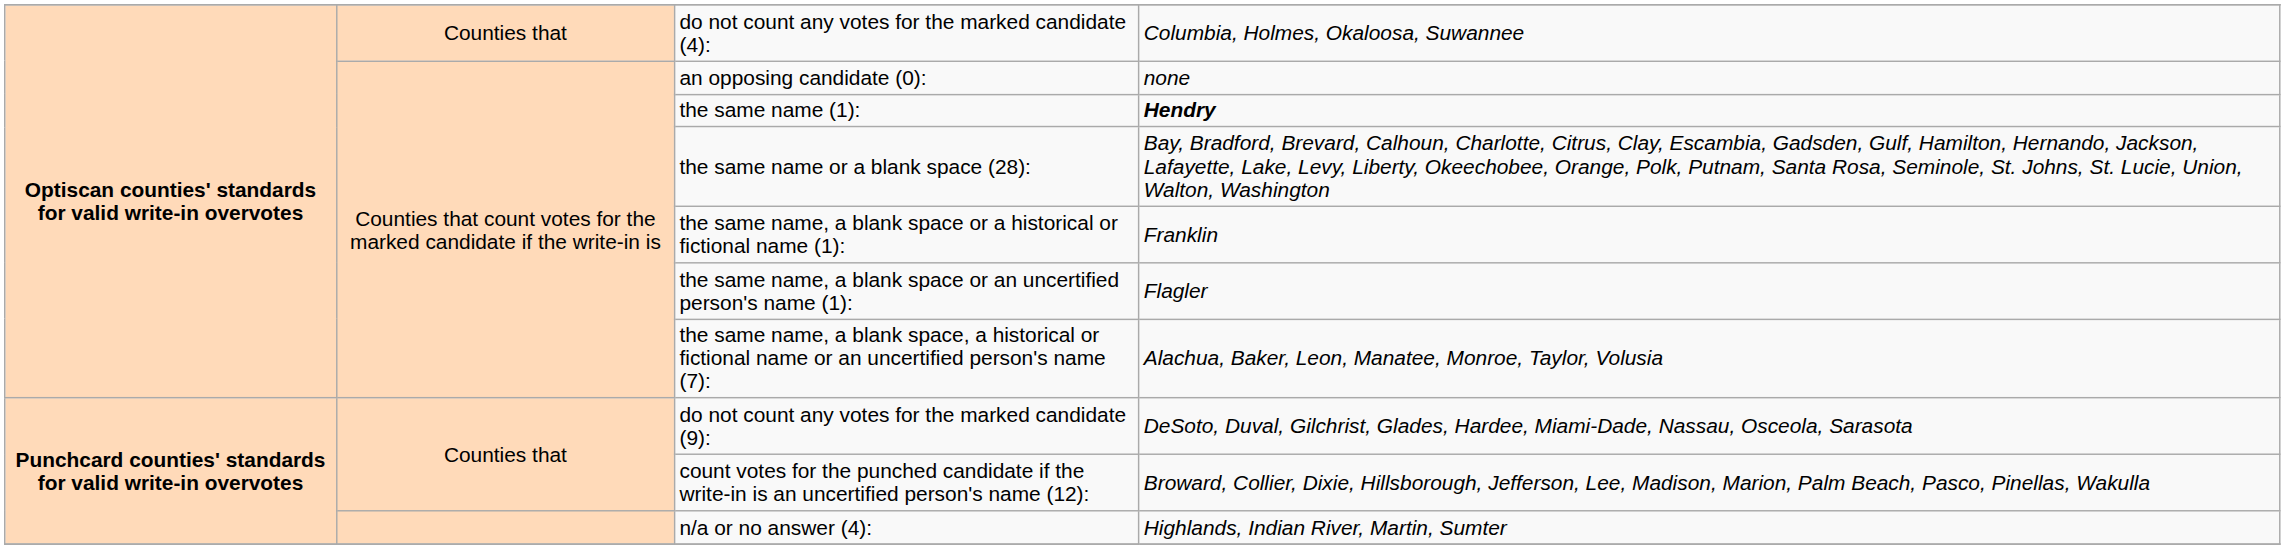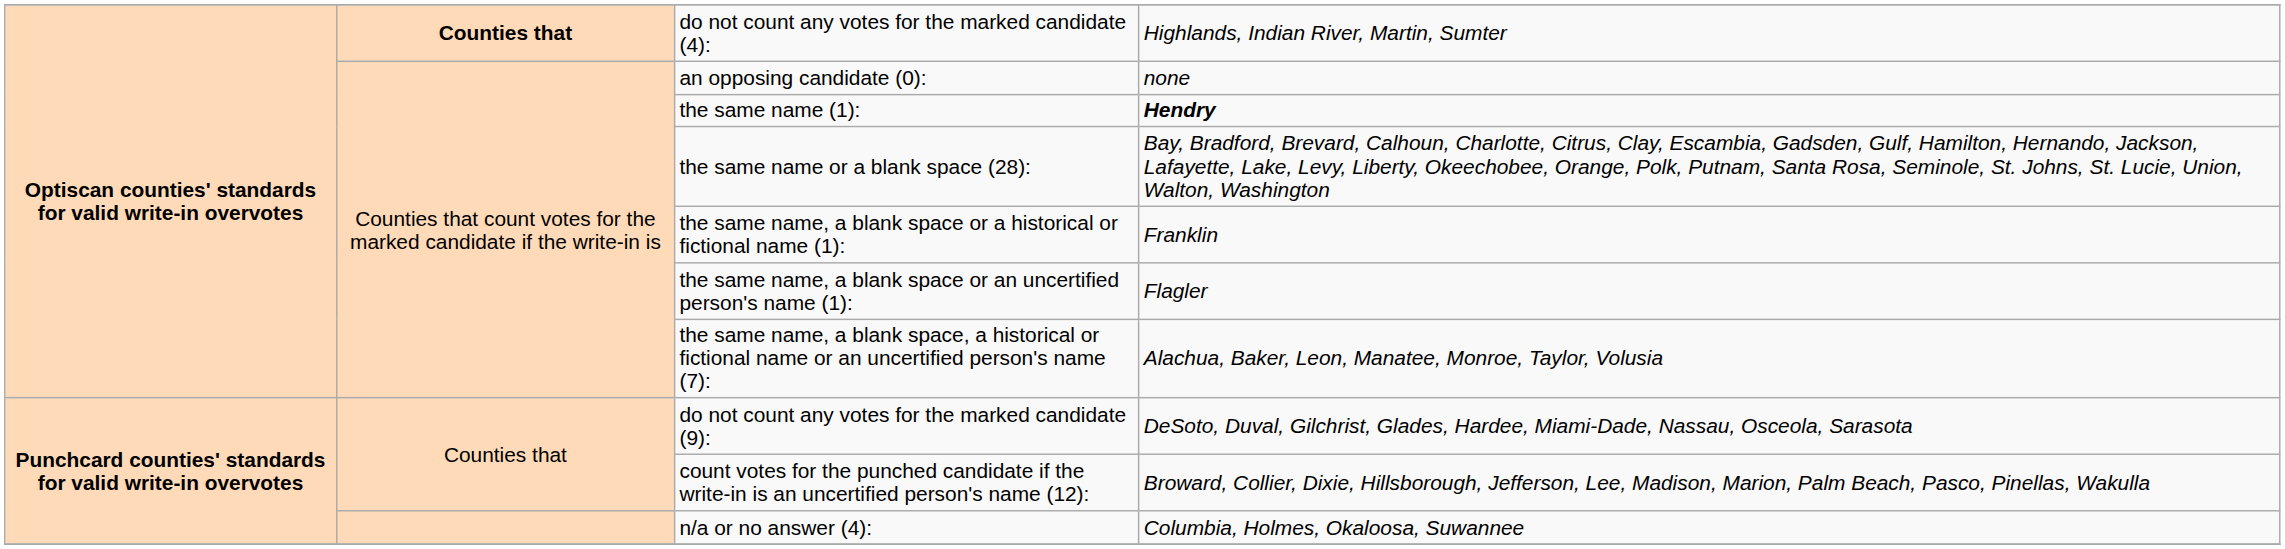(505, 33) normal -> (505, 33) bold
(1334, 33) Columbia, Holmes, Okaloosa, Suwannee -> (1325, 33) Highlands, Indian River, Martin, Sumter
(1325, 527) Highlands, Indian River, Martin, Sumter -> (1334, 527) Columbia, Holmes, Okaloosa, Suwannee
